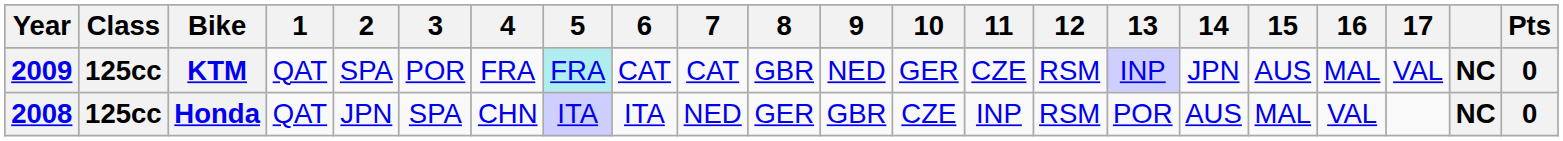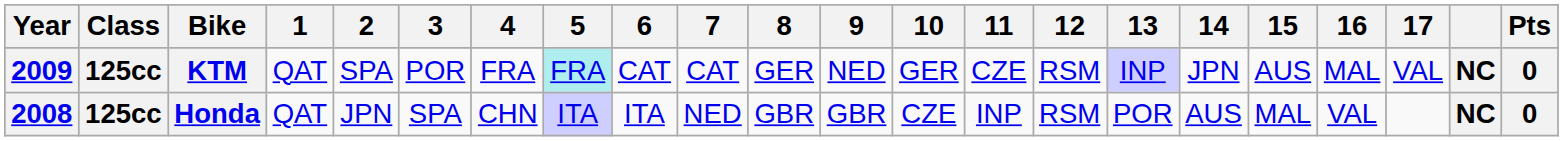(784, 69) GBR -> (784, 69) GER
(784, 113) GER -> (784, 113) GBR
